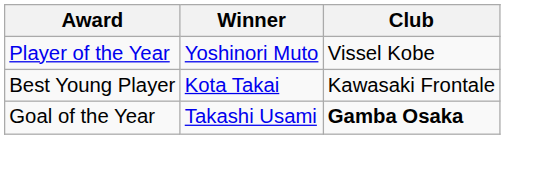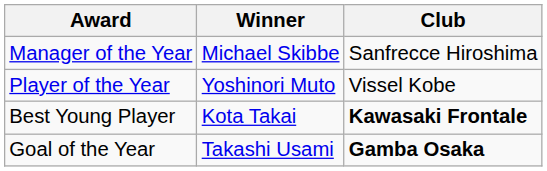+ row: (101, 52)
(411, 85) normal -> (438, 117) bold
